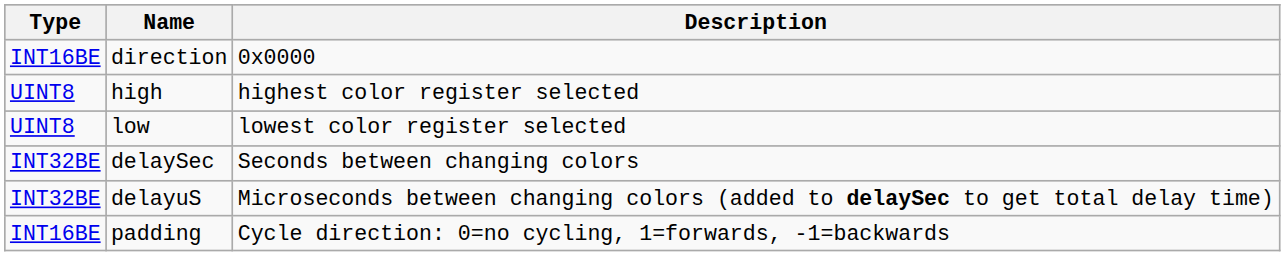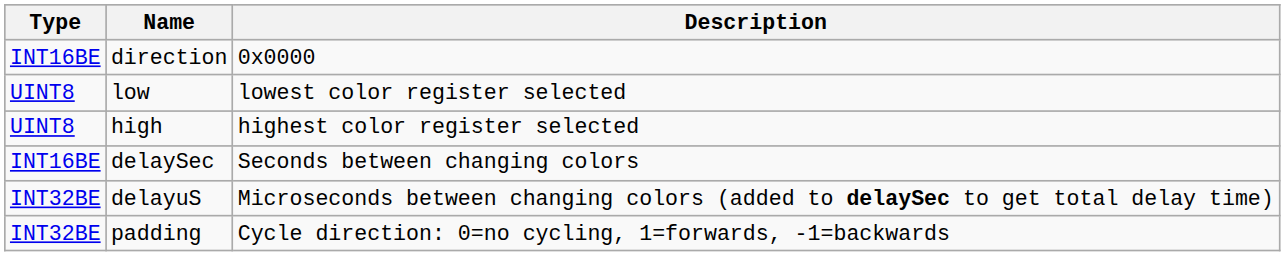rows swapped: (130, 128) <-> (137, 93)
(55, 163) INT32BE -> (55, 163) INT16BE
(55, 233) INT16BE -> (55, 233) INT32BE
